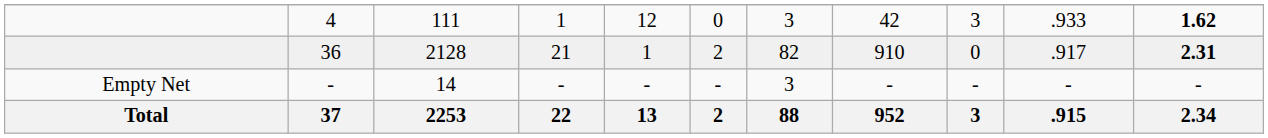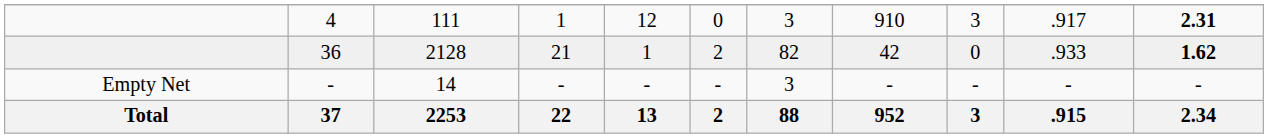(890, 20) 42 -> (890, 20) 910
(1068, 20) .933 -> (1068, 20) .917
(1198, 20) 1.62 -> (1198, 20) 2.31
(890, 52) 910 -> (890, 52) 42
(1068, 52) .917 -> (1068, 52) .933
(1198, 52) 2.31 -> (1198, 52) 1.62
